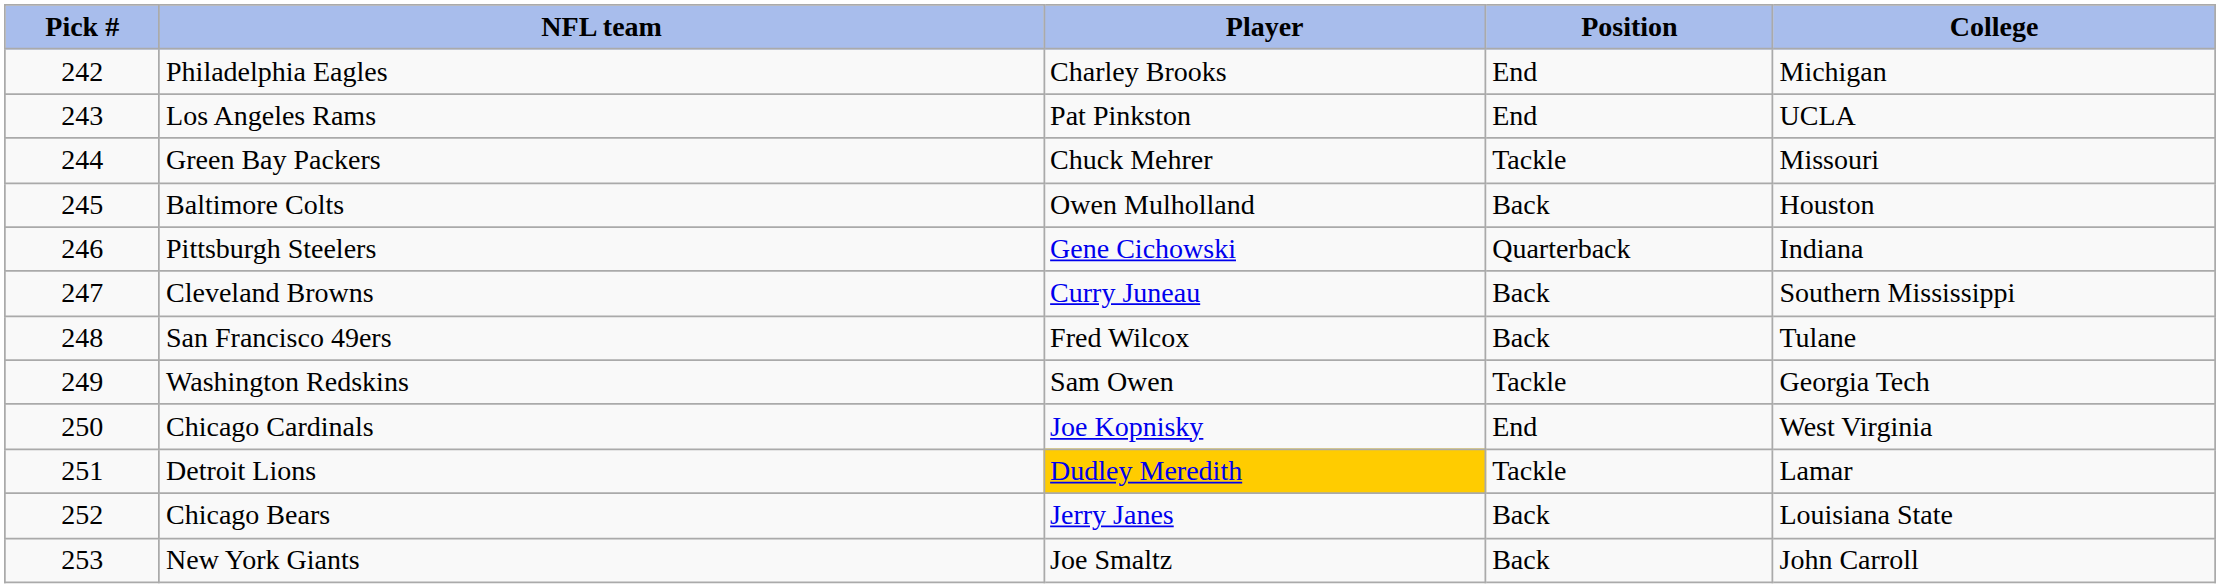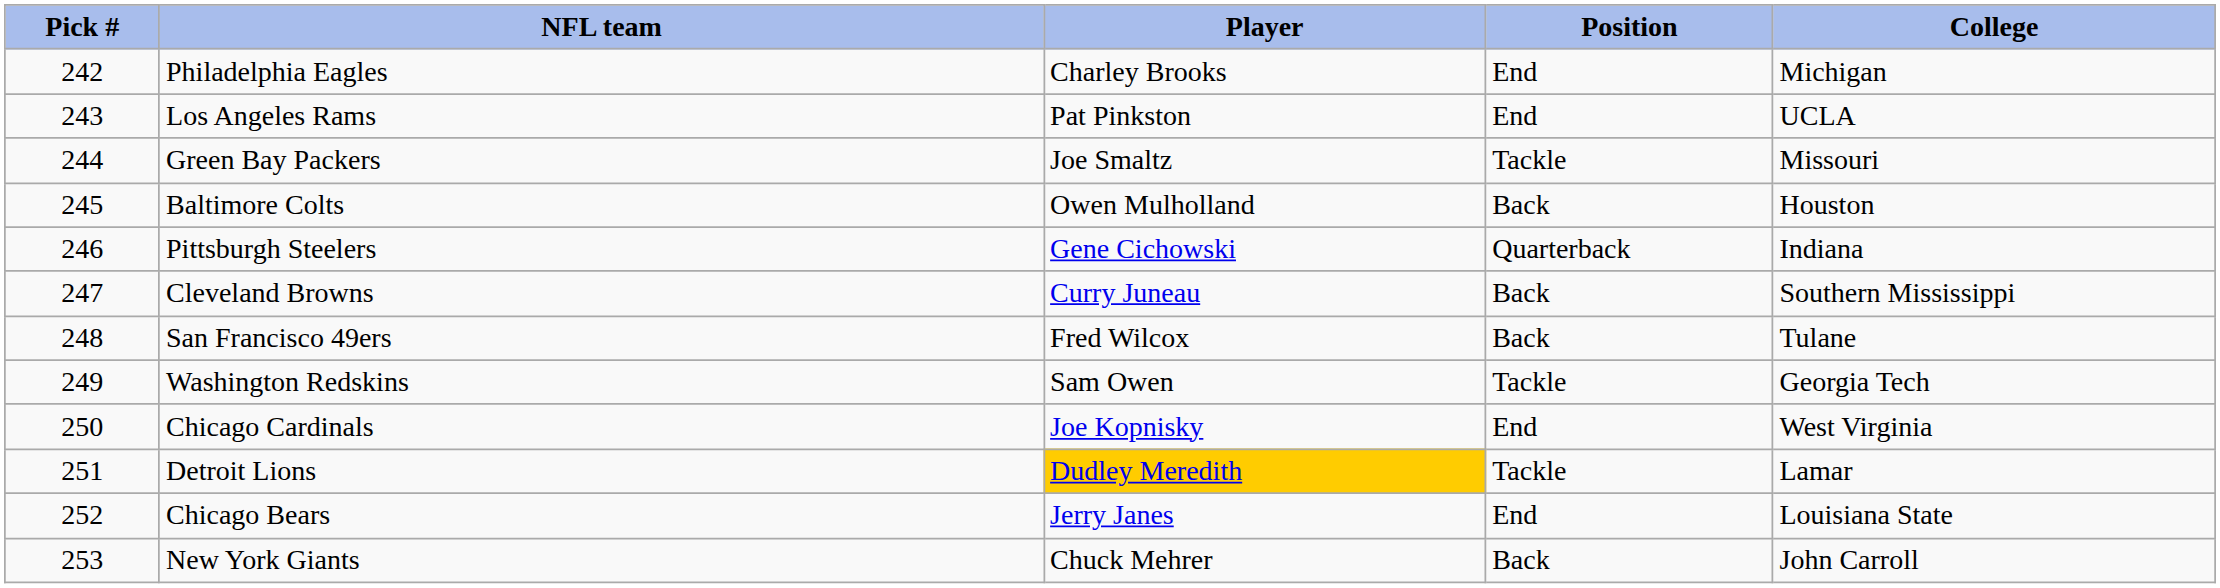(1131, 159) Chuck Mehrer -> (1111, 159) Joe Smaltz
(1521, 515) Back -> (1515, 515) End
(1111, 559) Joe Smaltz -> (1131, 559) Chuck Mehrer
